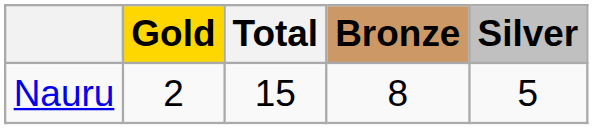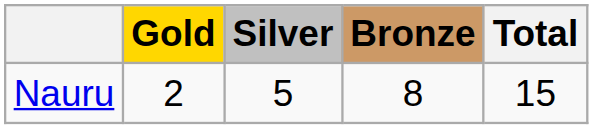columns swapped: (528, 33) <-> (275, 33)
